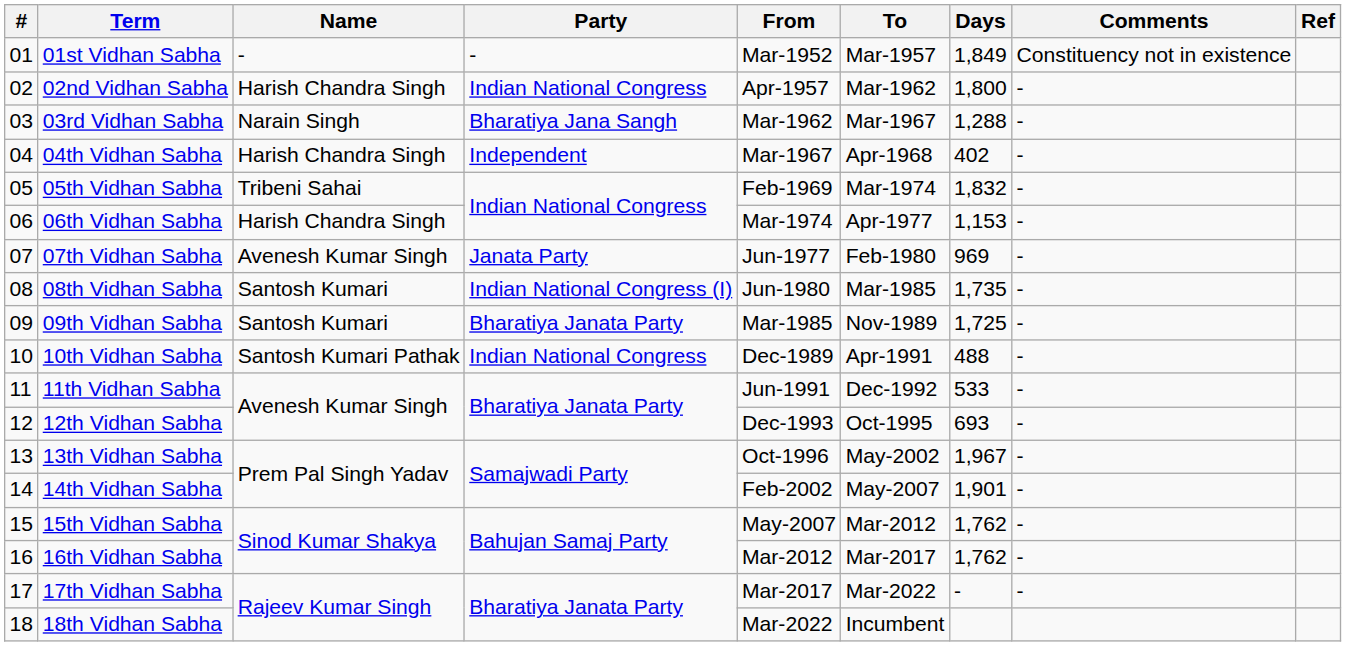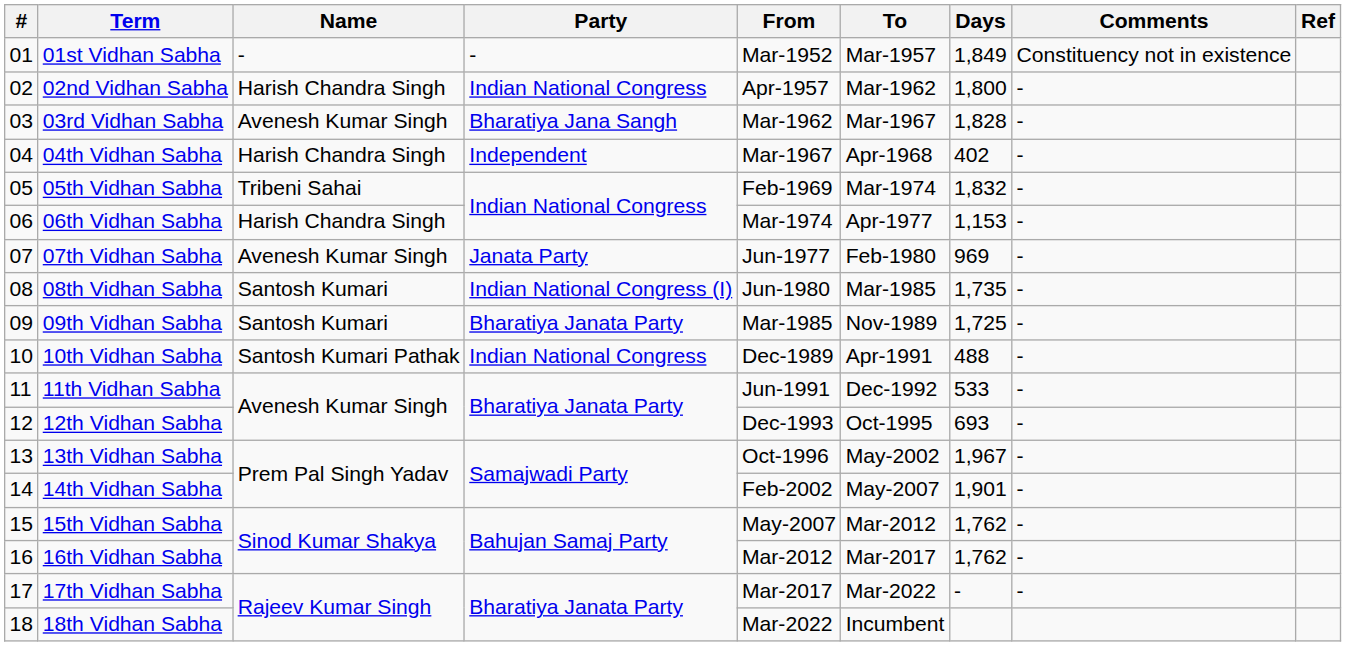(299, 121) Narain Singh -> (343, 121) Avenesh Kumar Singh
(980, 121) 1,288 -> (980, 121) 1,828
